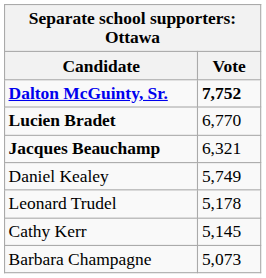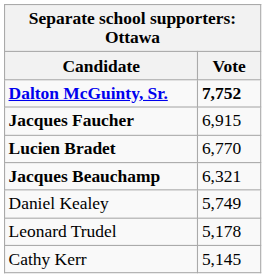+ row: (71, 120)
- row: (80, 259)
